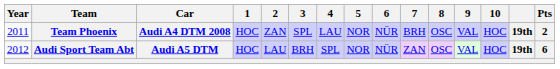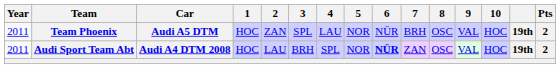(185, 31) Audi A4 DTM 2008 -> (185, 31) Audi A5 DTM
(18, 50) 2012 -> (18, 50) 2011
(185, 50) Audi A5 DTM -> (185, 50) Audi A4 DTM 2008
(386, 50) normal -> (387, 50) bold
(545, 50) 6 -> (545, 50) 2
